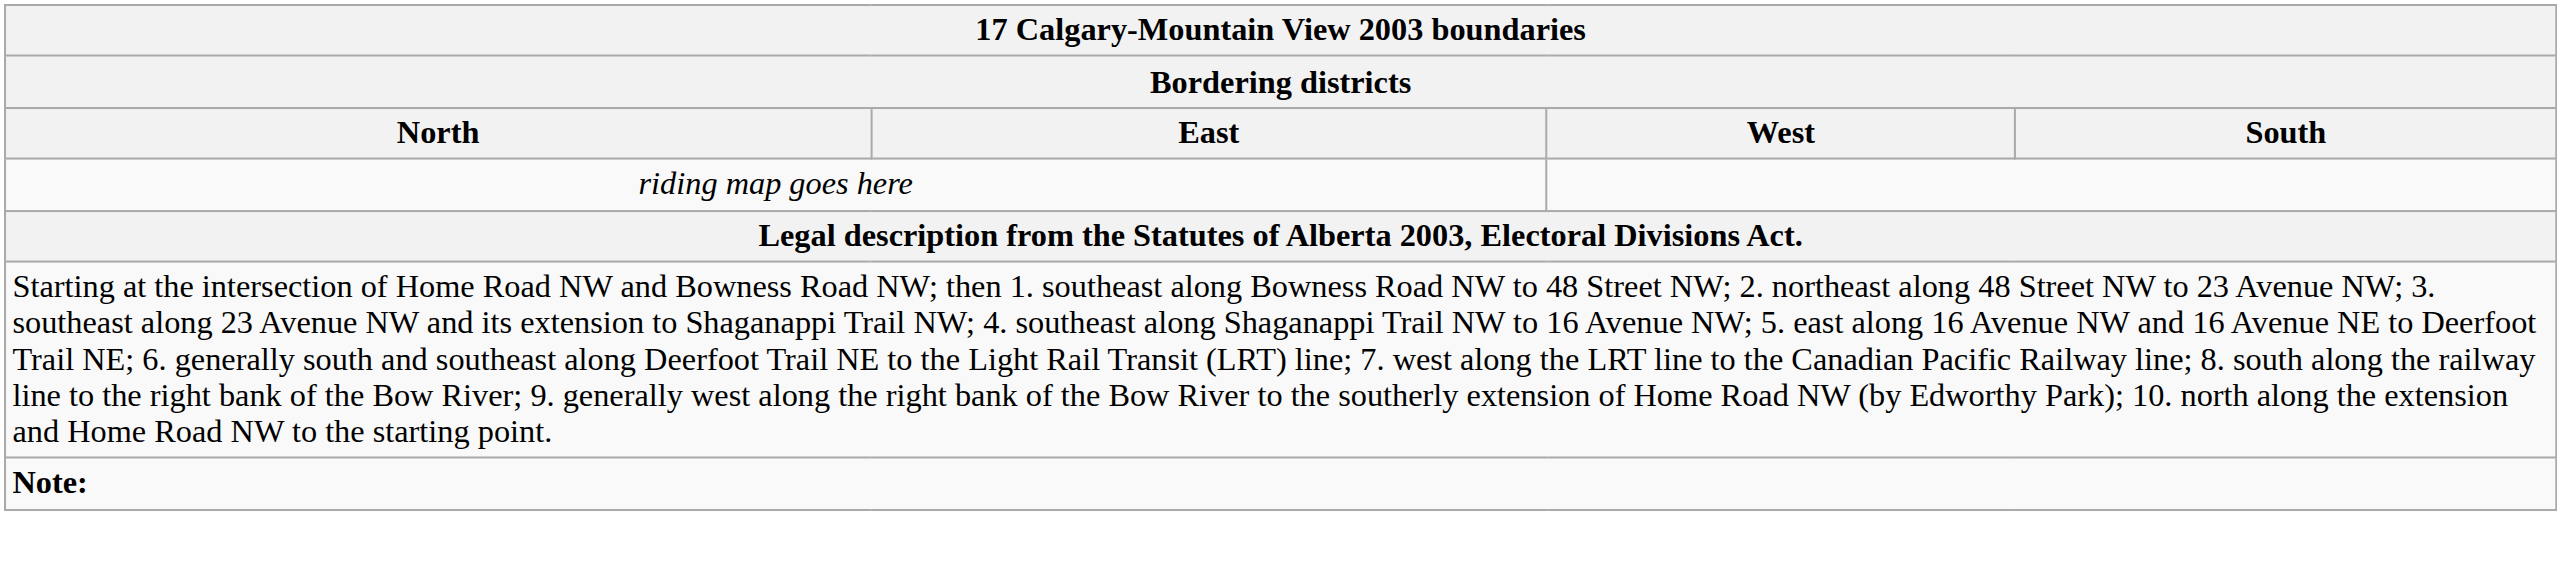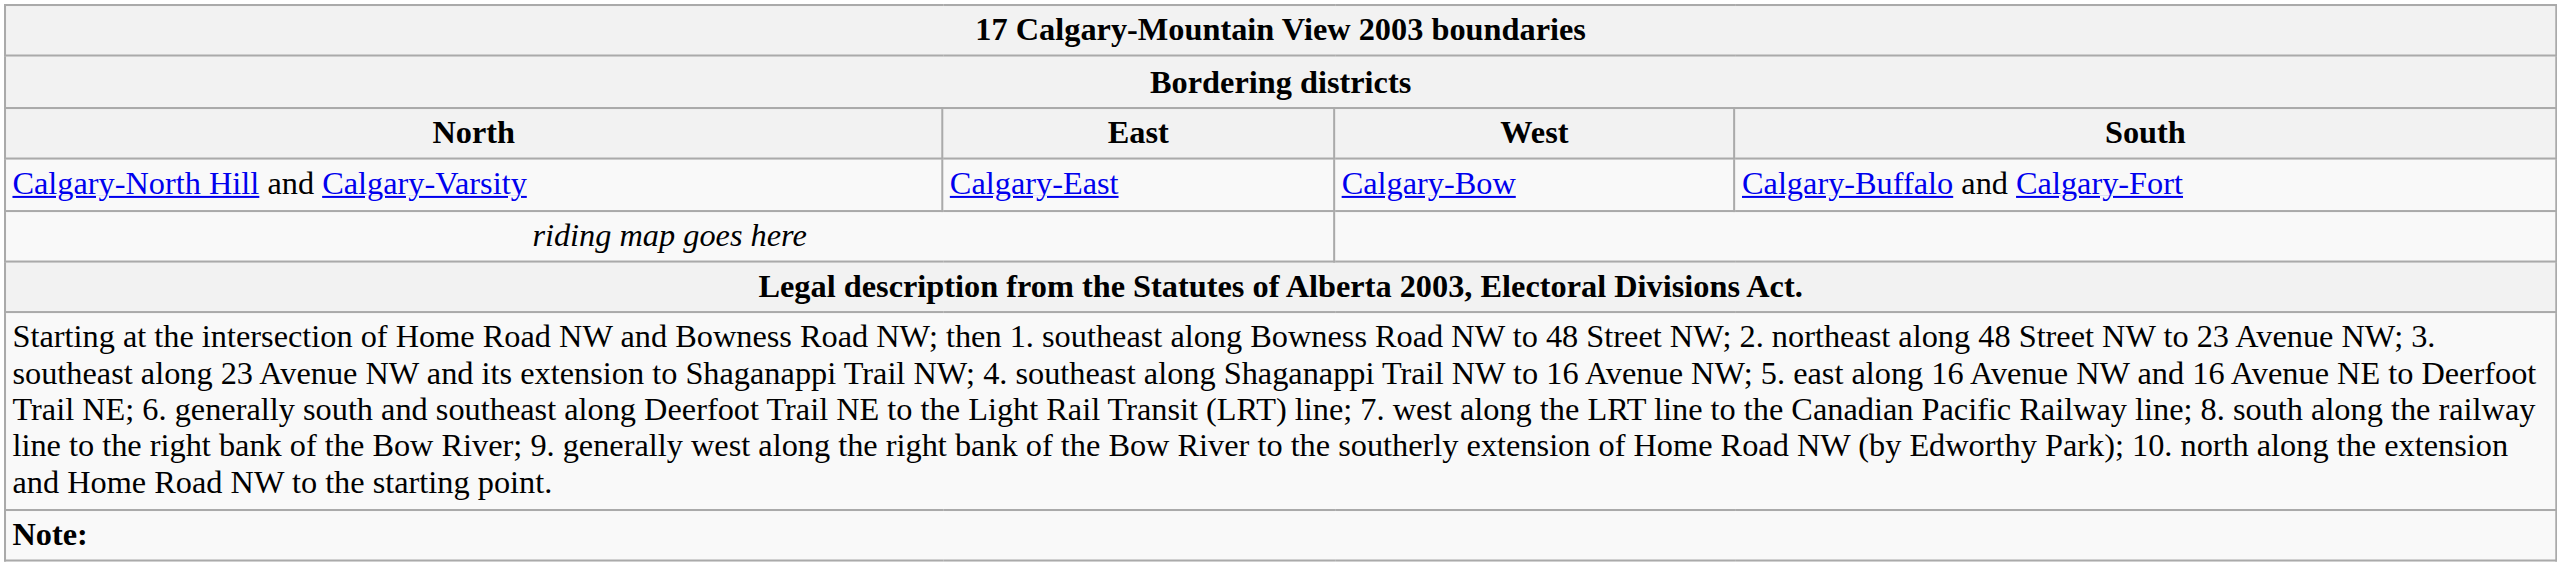+ row: (270, 183)
